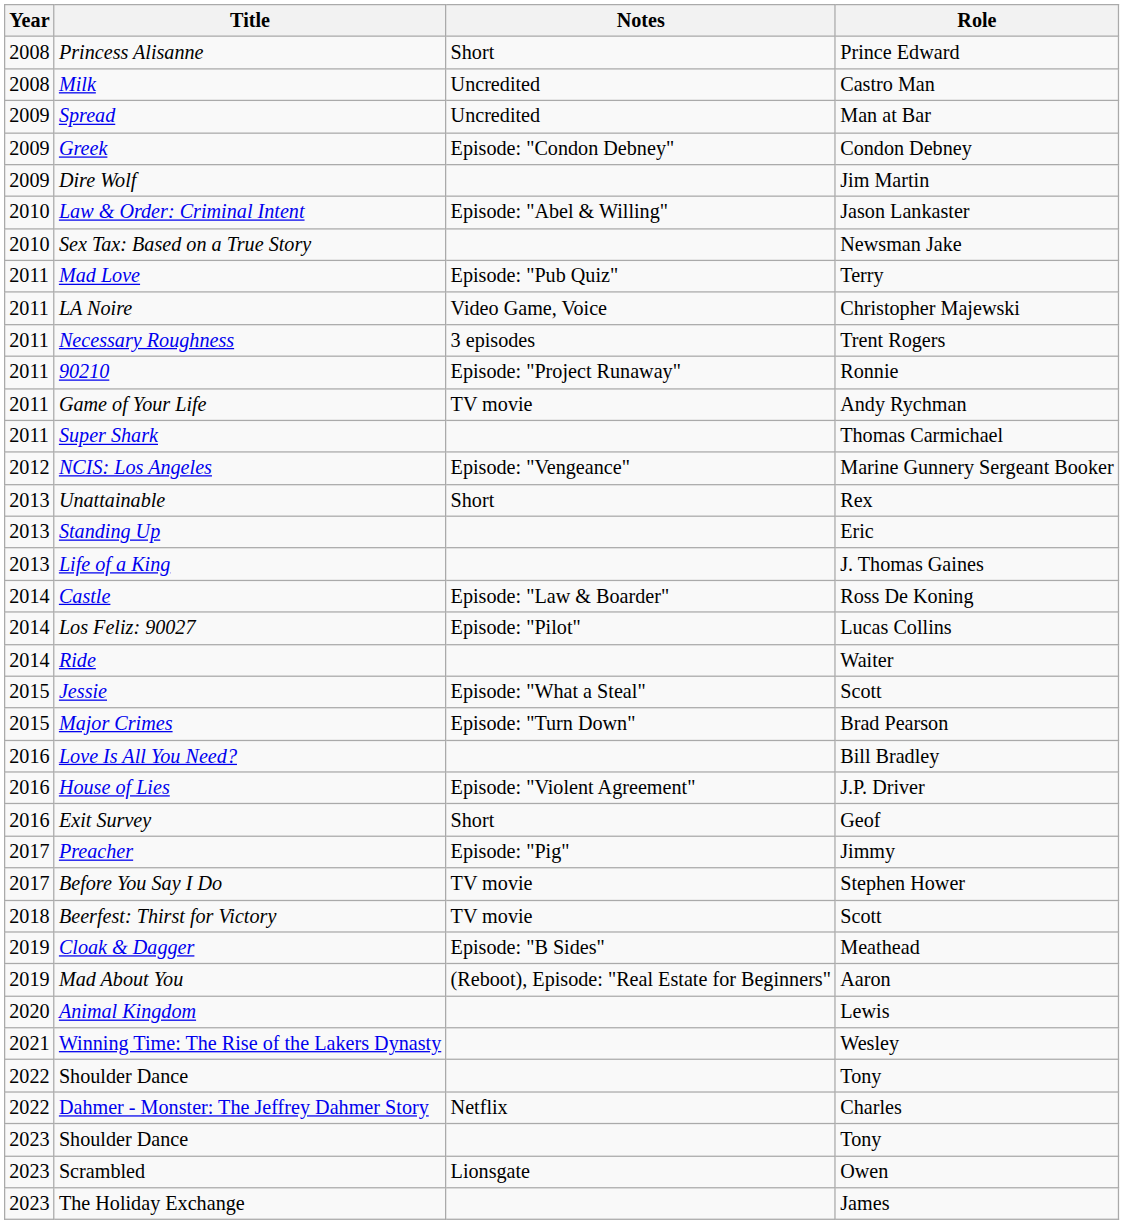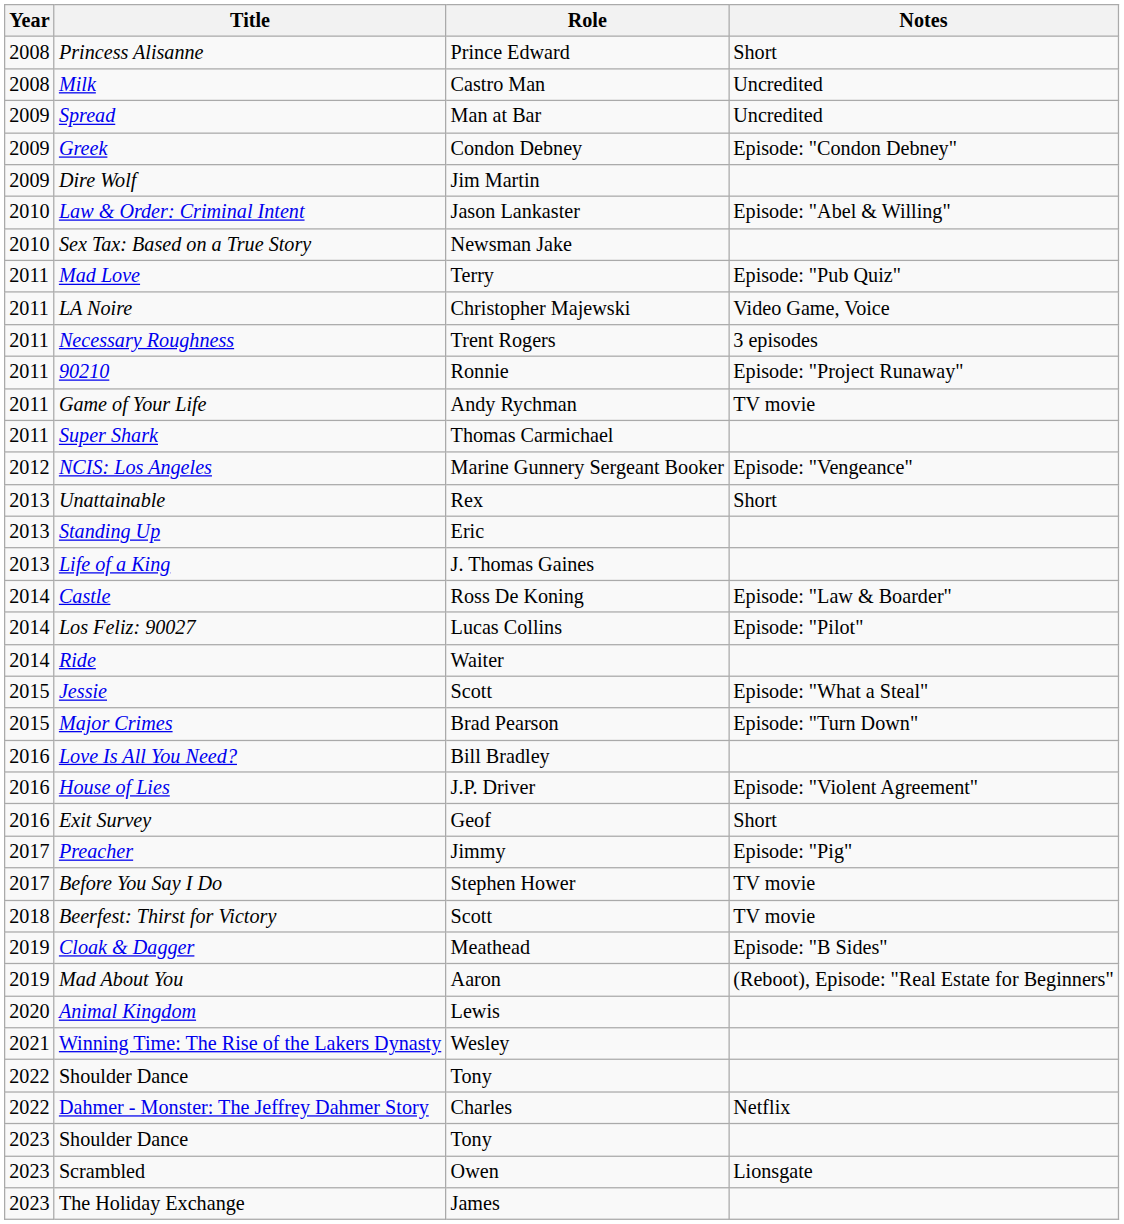columns swapped: (977, 20) <-> (641, 20)
